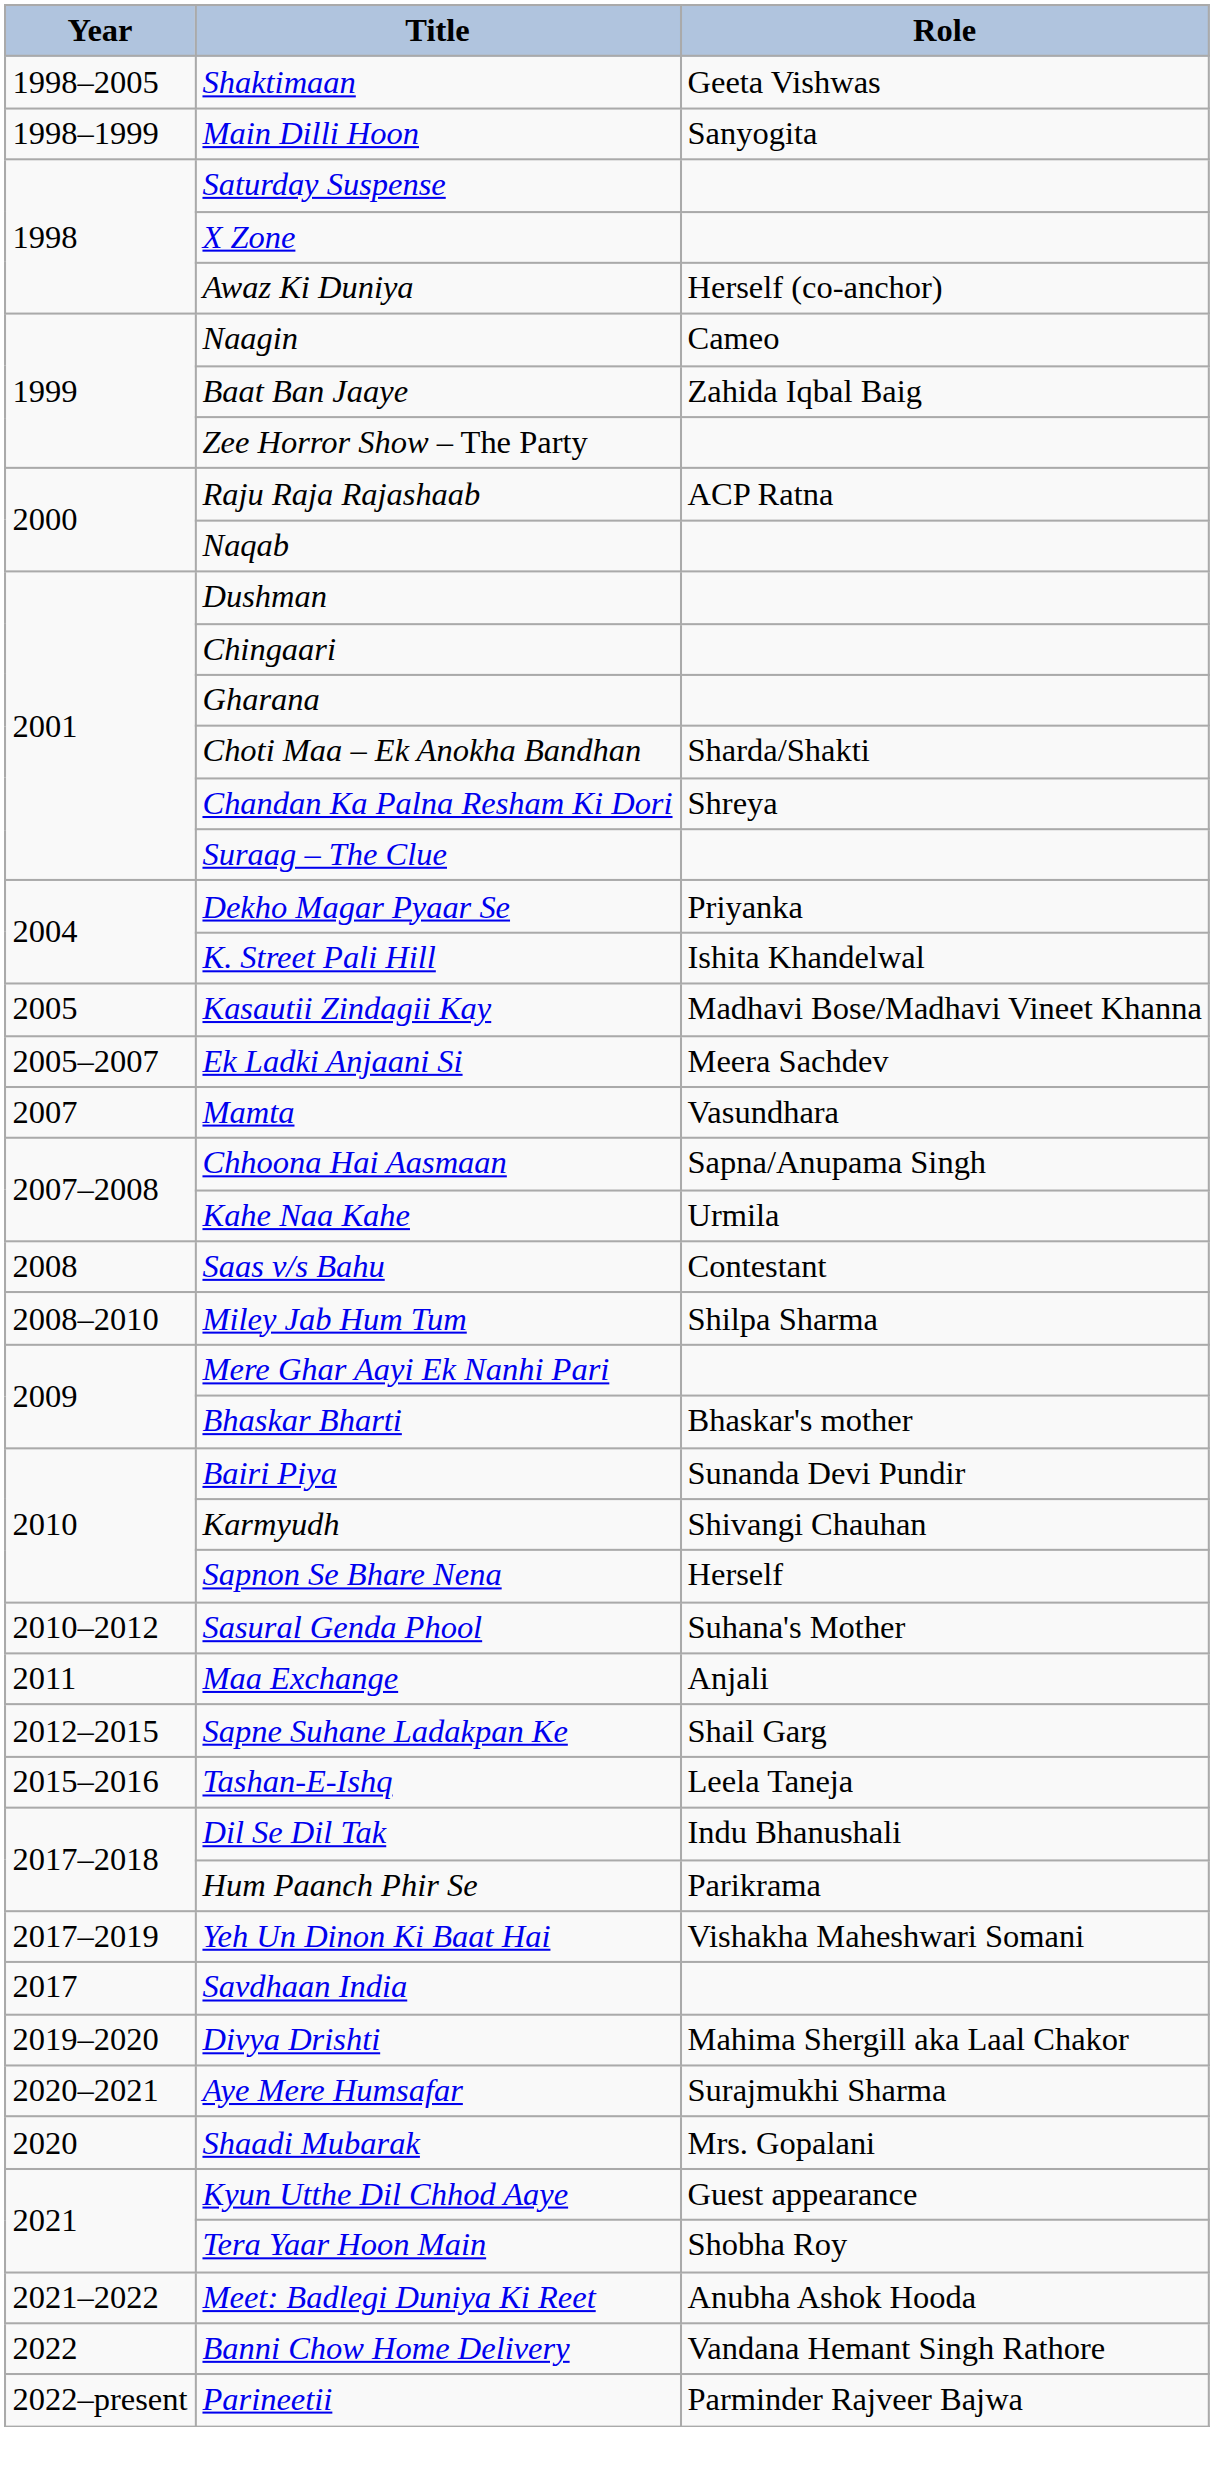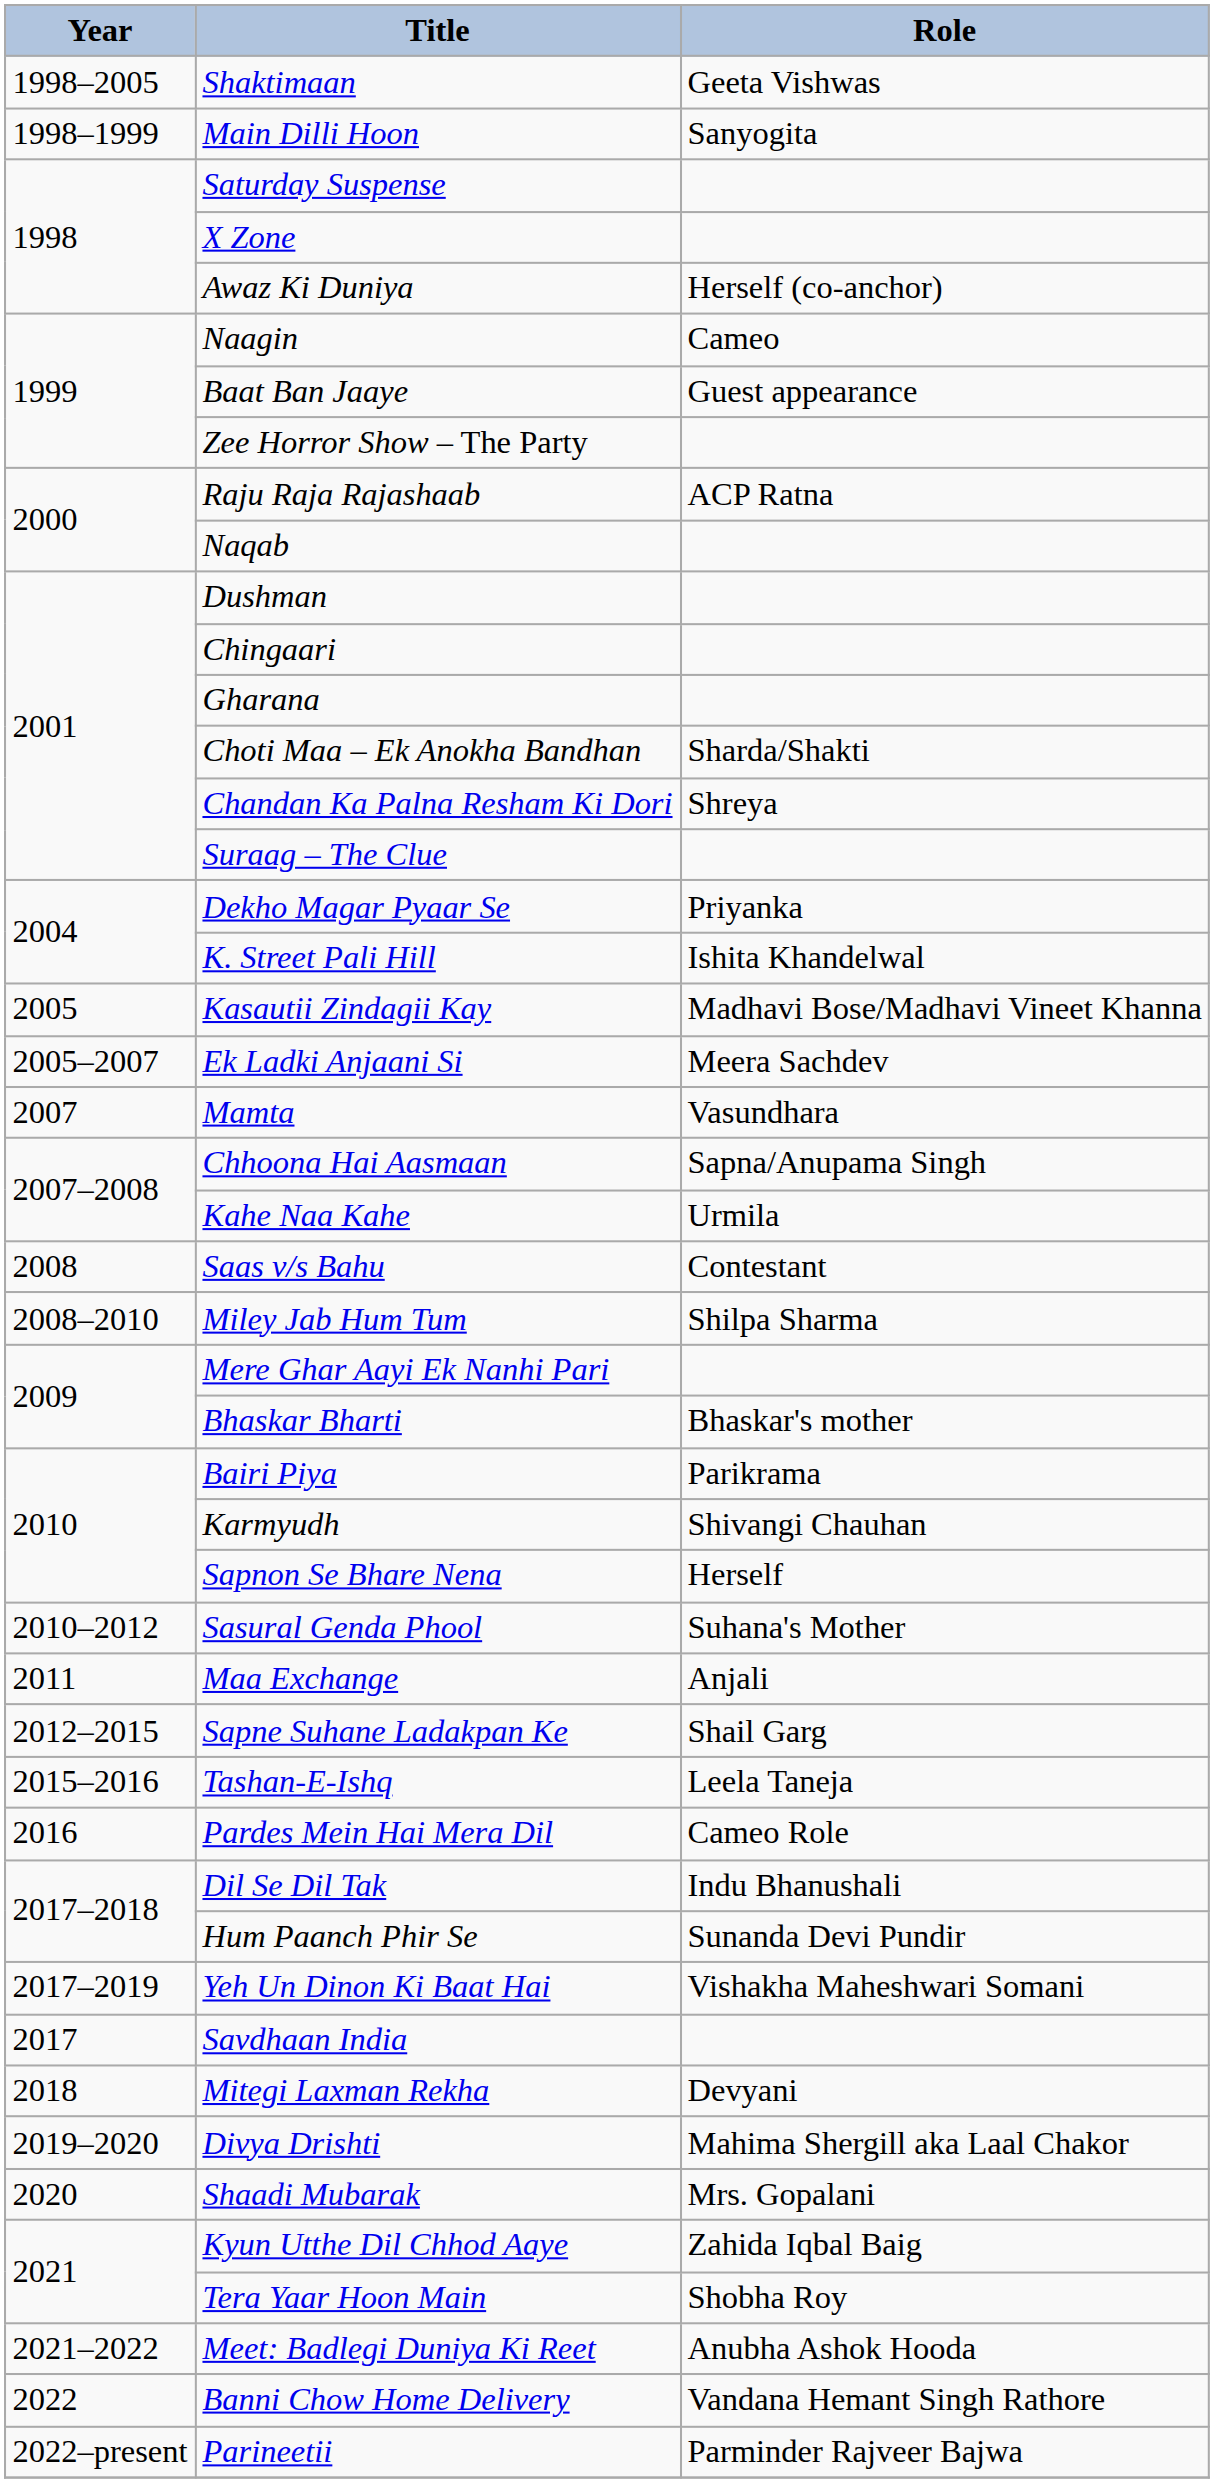(805, 390) Zahida Iqbal Baig -> (802, 390) Guest appearance
(826, 1472) Sunanda Devi Pundir -> (754, 1472) Parikrama
+ row: (378, 1833)
(754, 1884) Parikrama -> (826, 1936) Sunanda Devi Pundir
+ row: (346, 2090)
- row: (333, 2090)
(802, 2193) Guest appearance -> (805, 2245) Zahida Iqbal Baig
